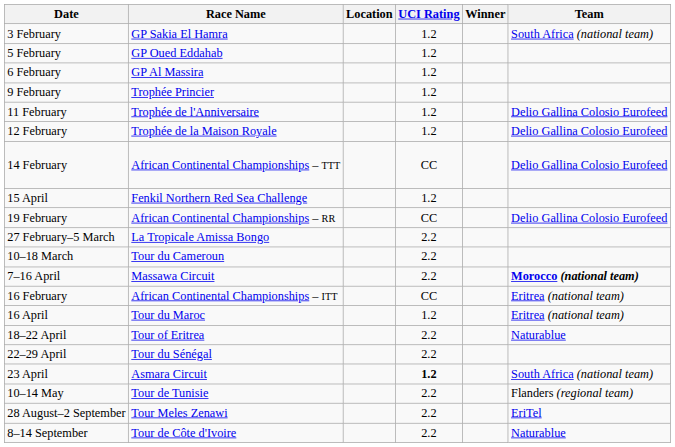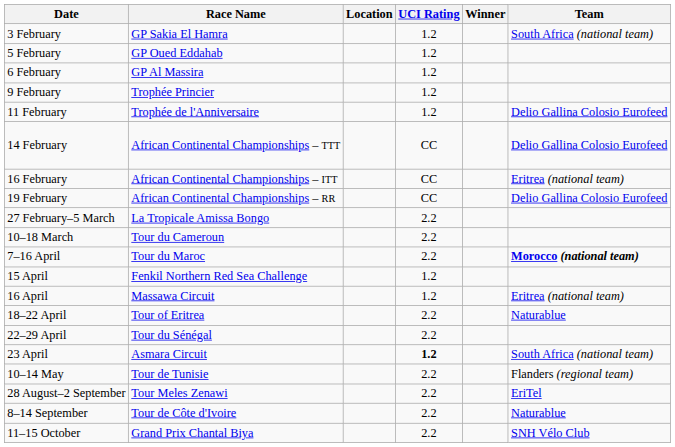- row: (37, 131)
rows swapped: (37, 295) <-> (28, 198)
(173, 276) Massawa Circuit -> (168, 256) Tour du Maroc
(168, 315) Tour du Maroc -> (173, 295) Massawa Circuit
+ row: (44, 432)
